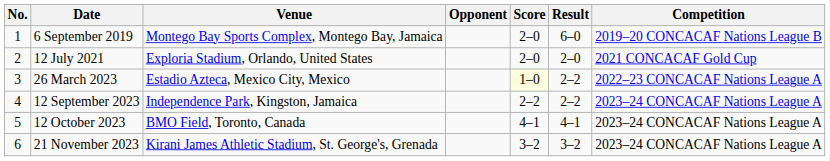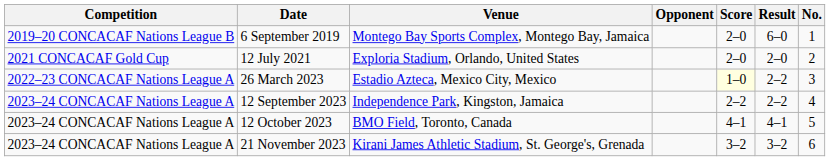columns swapped: (18, 15) <-> (709, 15)
